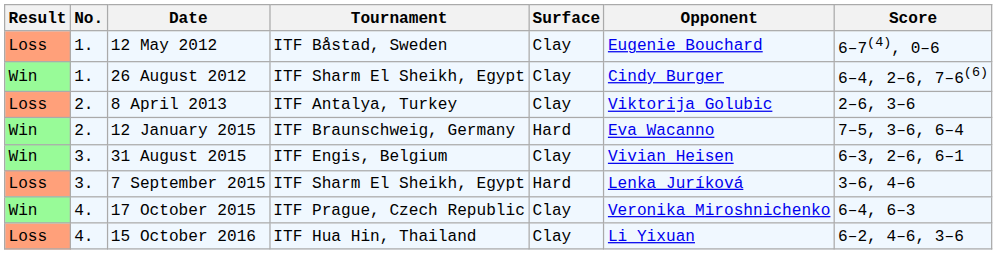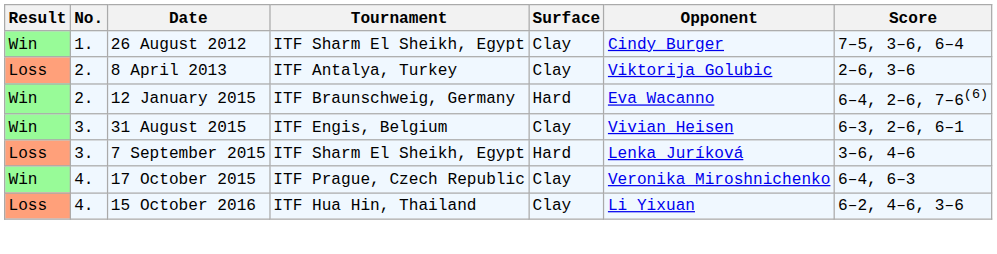- row: (164, 46)
(913, 76) 6–4, 2–6, 7–6(6) -> (901, 44) 7–5, 3–6, 6–4
(901, 131) 7–5, 3–6, 6–4 -> (913, 99) 6–4, 2–6, 7–6(6)
